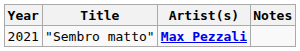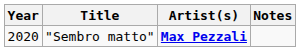(23, 36) 2021 -> (23, 36) 2020
